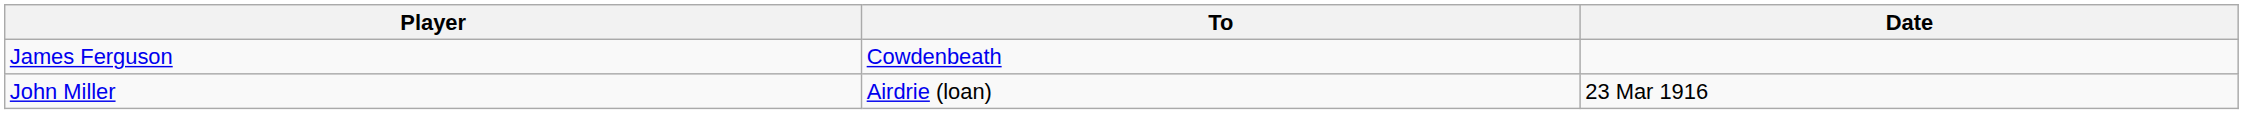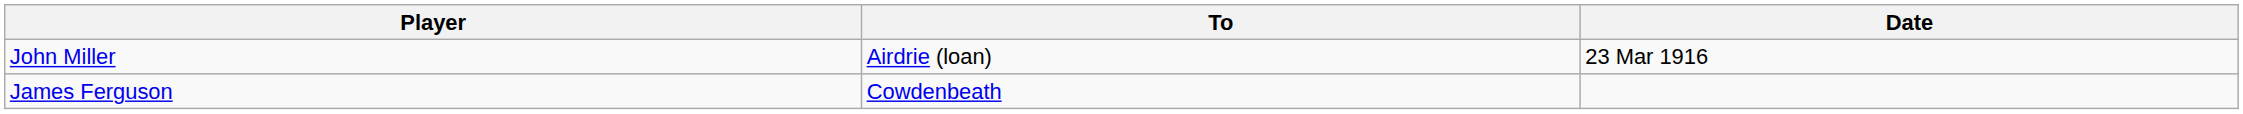rows swapped: (63, 92) <-> (91, 57)
